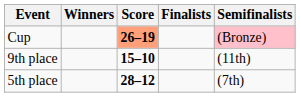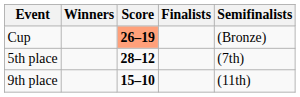(242, 37) pink background -> (242, 37) no background
rows swapped: (33, 80) <-> (33, 59)
